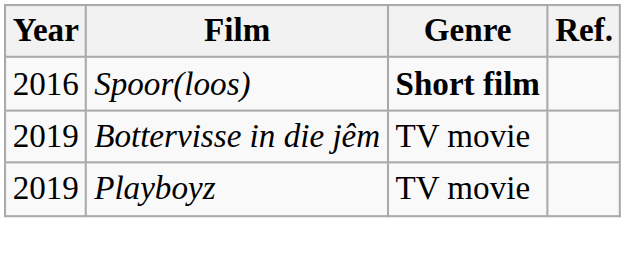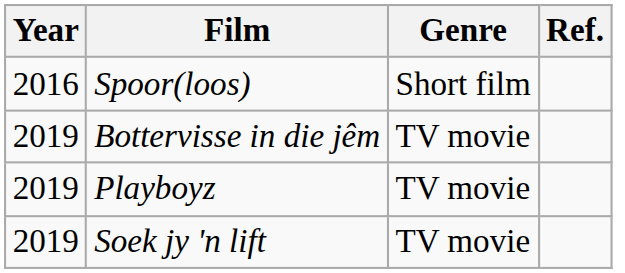(468, 83) bold -> (463, 83) normal
+ row: (180, 240)
